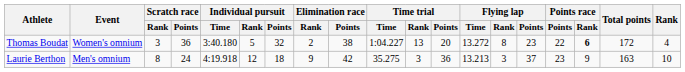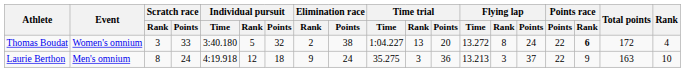(186, 43) 36 -> (186, 43) 33
(531, 43) 23 -> (531, 43) 24
(348, 59) 42 -> (348, 59) 24
(560, 59) 23 -> (560, 59) 22
